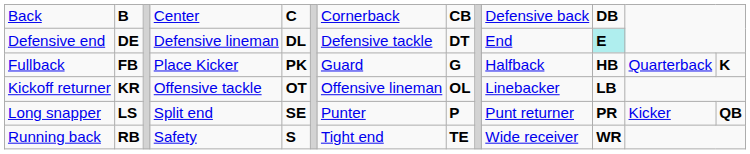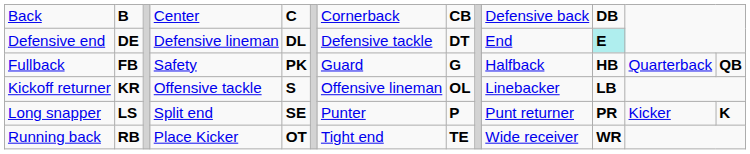(196, 64) Place Kicker -> (175, 64) Safety
(725, 64) K -> (731, 64) QB
(296, 88) OT -> (291, 88) S
(731, 112) QB -> (725, 112) K
(175, 137) Safety -> (196, 137) Place Kicker
(291, 137) S -> (296, 137) OT
